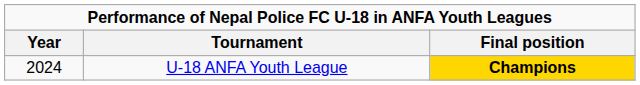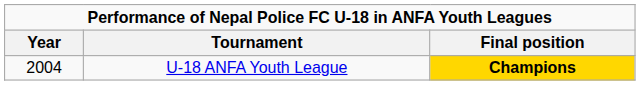(44, 68) 2024 -> (44, 68) 2004
